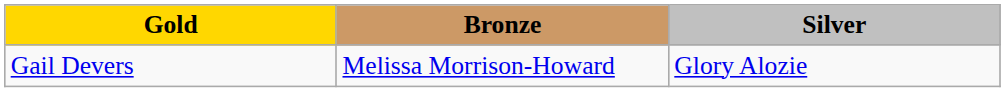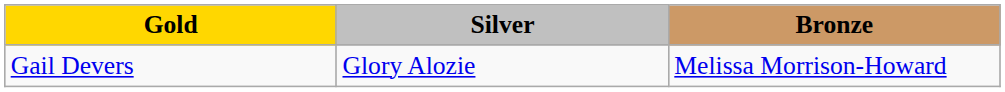columns swapped: (834, 24) <-> (502, 24)
